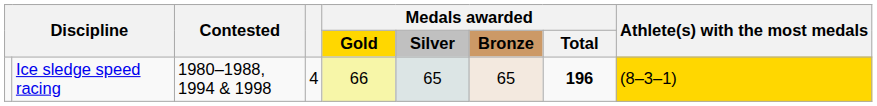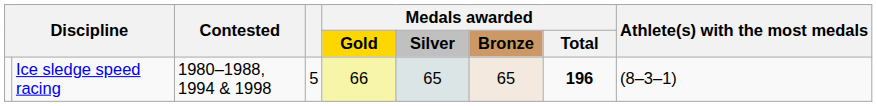(314, 79) 4 -> (314, 79) 5
(648, 79) gold background -> (648, 79) no background
